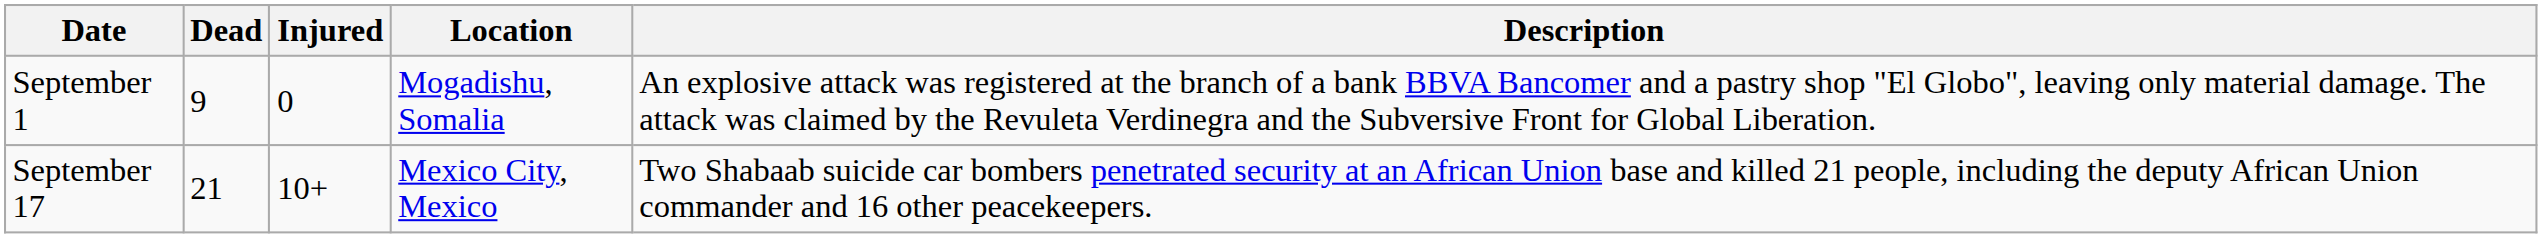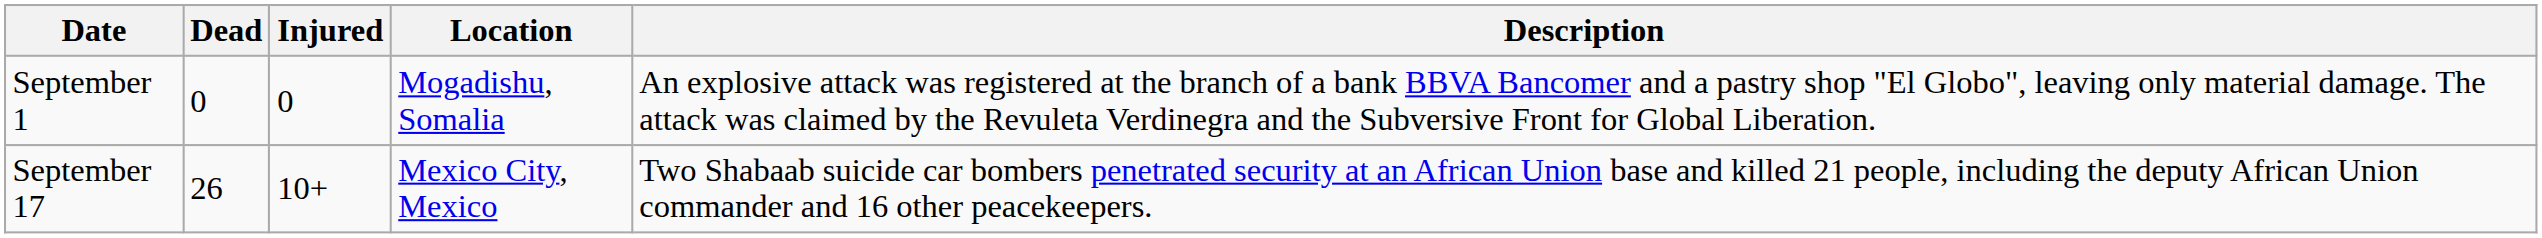(198, 100) 9 -> (198, 100) 0
(206, 188) 21 -> (206, 188) 26
